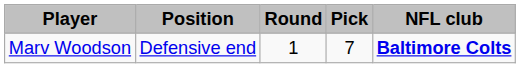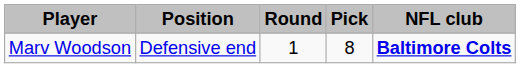(349, 47) 7 -> (349, 47) 8
